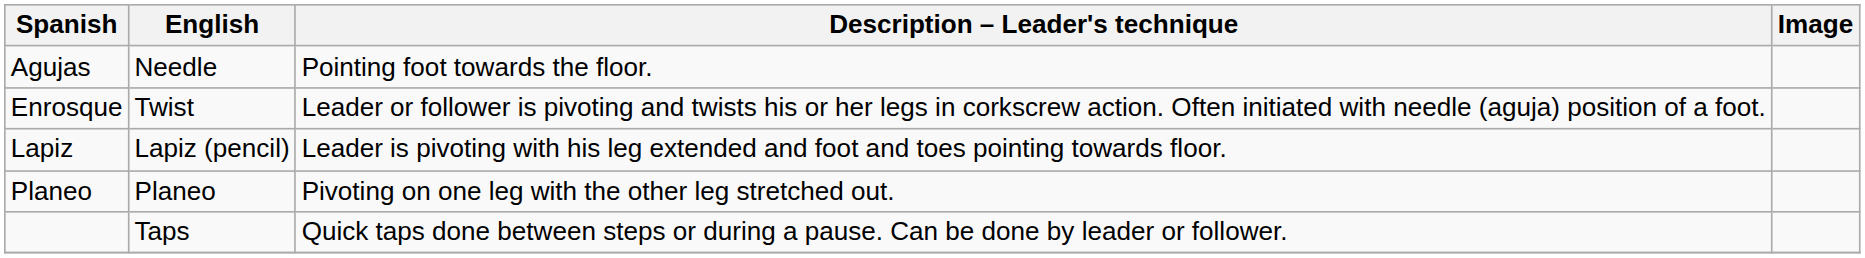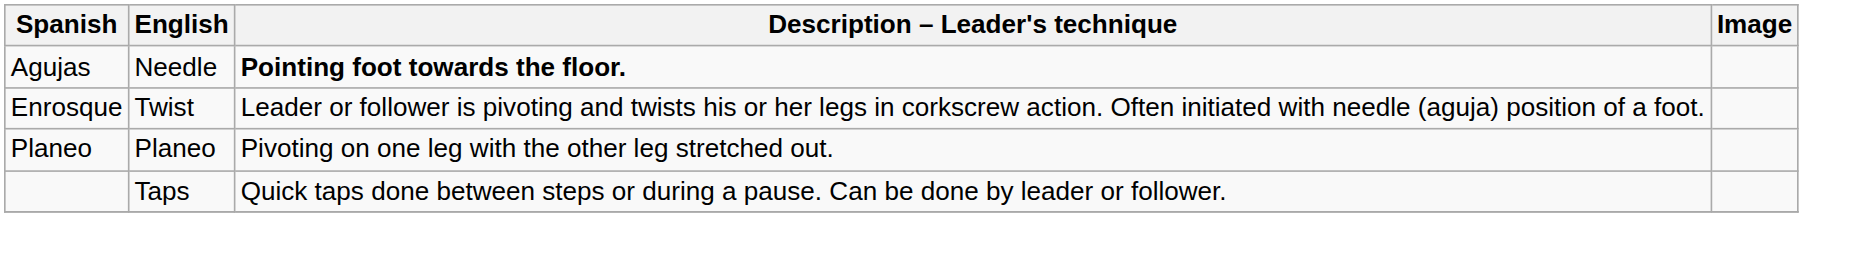(477, 66) normal -> (433, 66) bold
- row: (42, 149)
